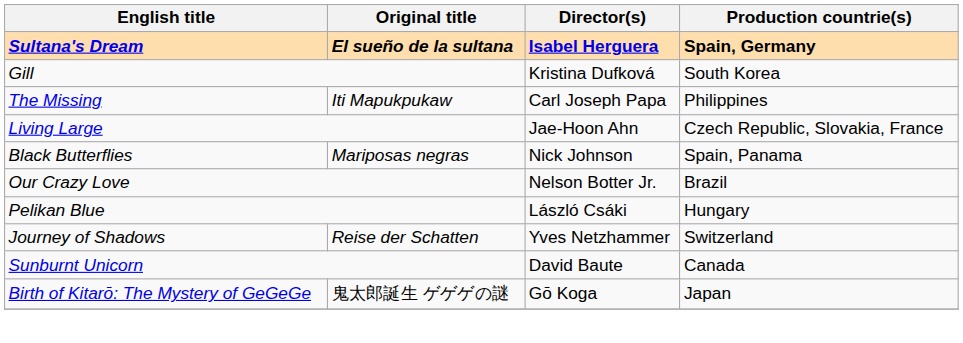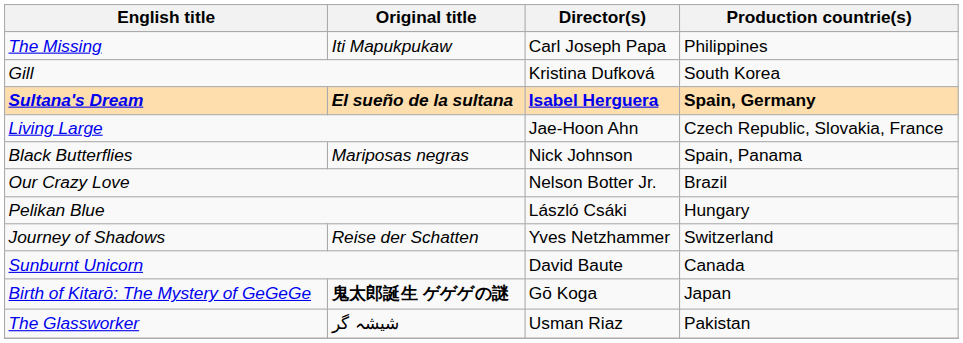rows swapped: (76, 45) <-> (55, 100)
(420, 293) normal -> (420, 293) bold
+ row: (74, 323)
